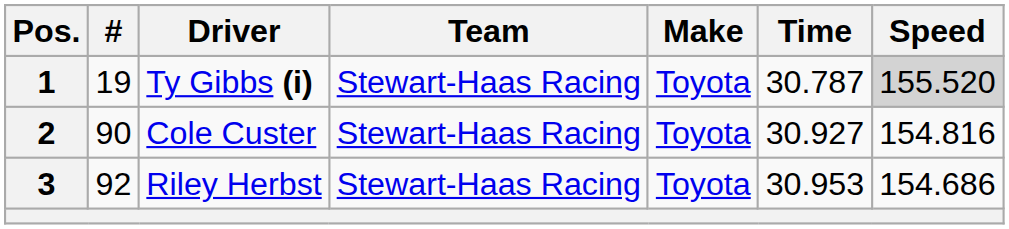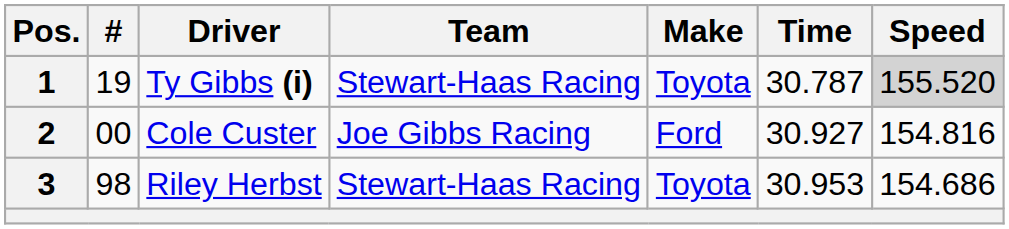(113, 133) 90 -> (113, 133) 00
(489, 133) Stewart-Haas Racing -> (464, 133) Joe Gibbs Racing
(703, 133) Toyota -> (689, 133) Ford
(113, 184) 92 -> (113, 184) 98
